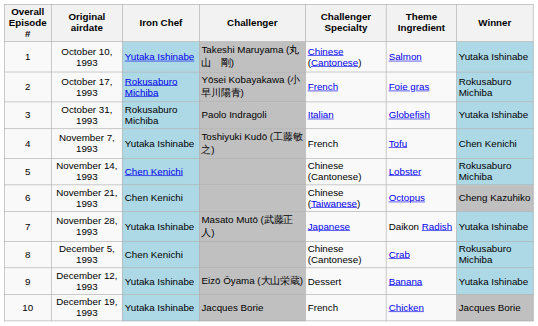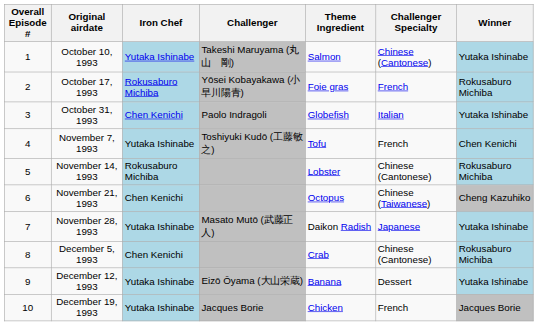columns swapped: (346, 23) <-> (421, 23)
(151, 115) Rokusaburo Michiba -> (154, 115) Chen Kenichi
(154, 171) Chen Kenichi -> (151, 171) Rokusaburo Michiba
